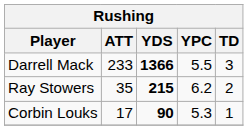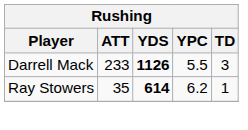(157, 64) 1366 -> (153, 64) 1126
(161, 88) 215 -> (157, 88) 614
(229, 88) 2 -> (225, 88) 1
- row: (53, 112)
